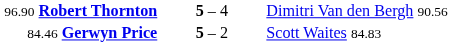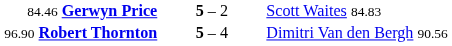rows swapped: (81, 11) <-> (92, 33)
